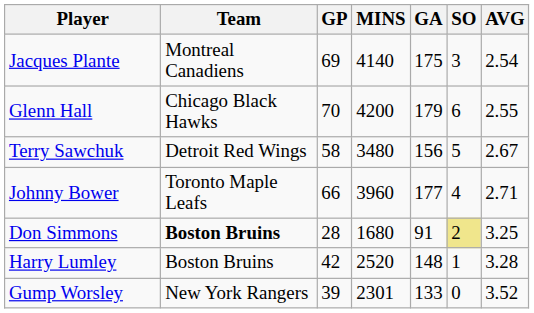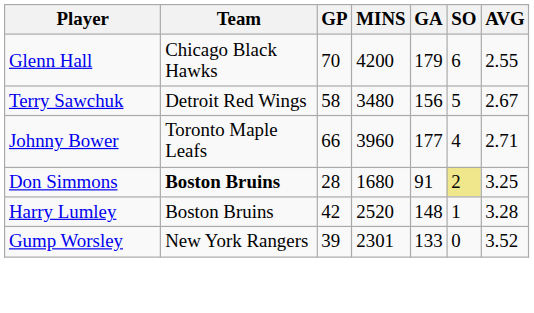- row: (64, 60)
